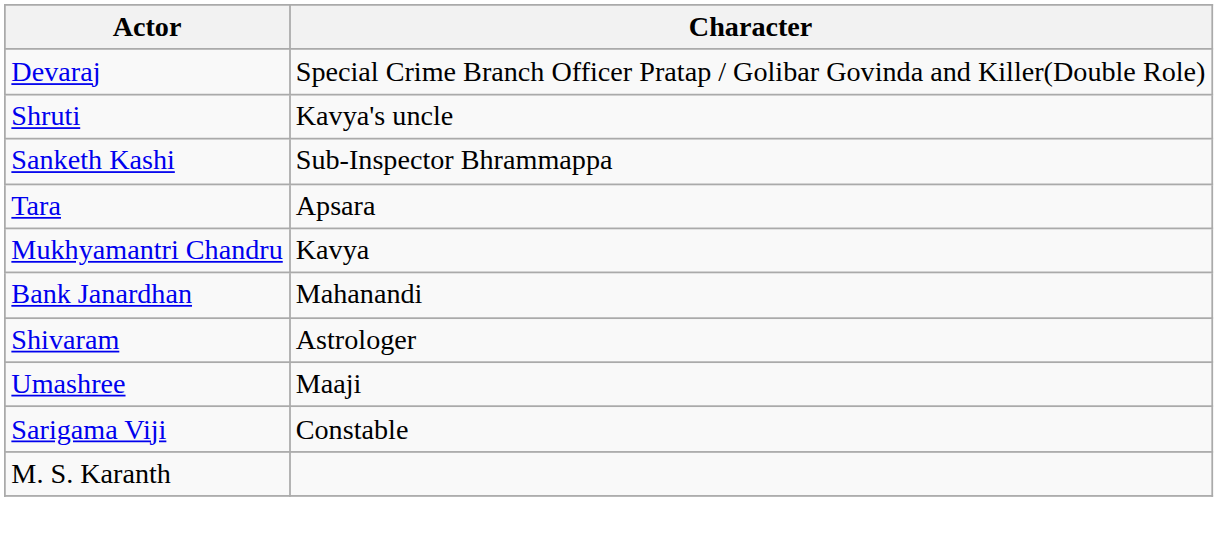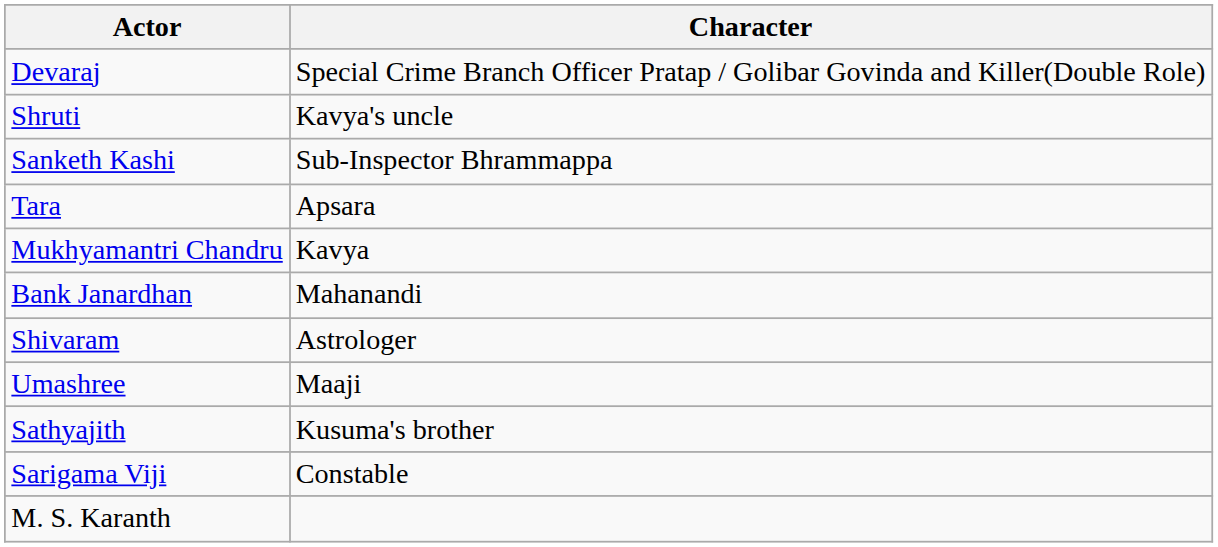+ row: (68, 428)
